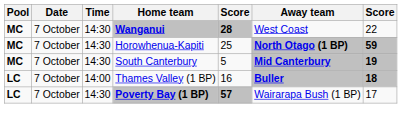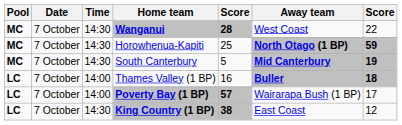(98, 95) 14:30 -> (98, 95) 14:00
+ row: (165, 111)
